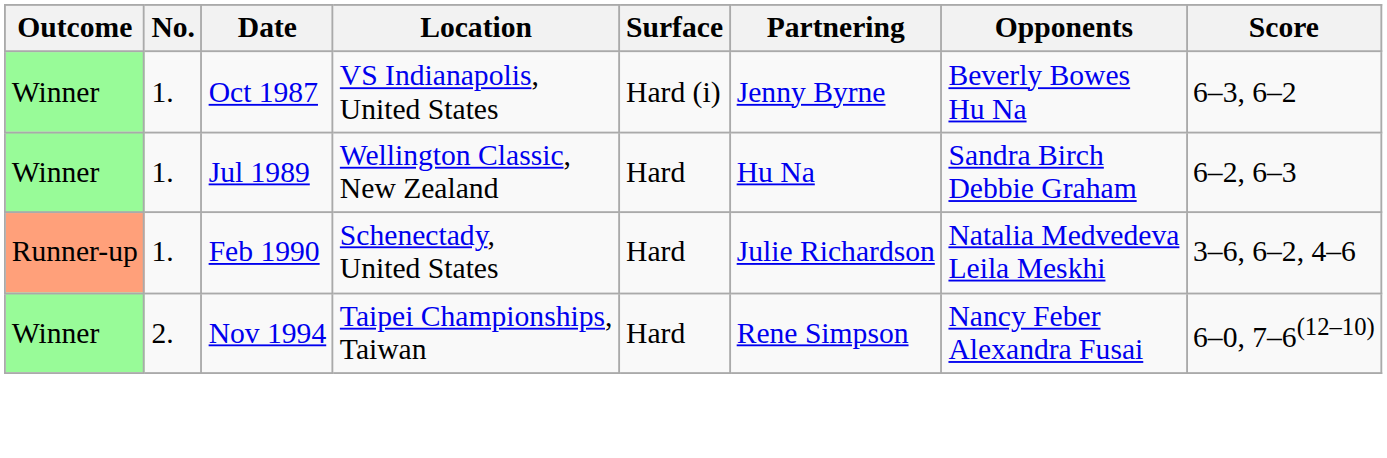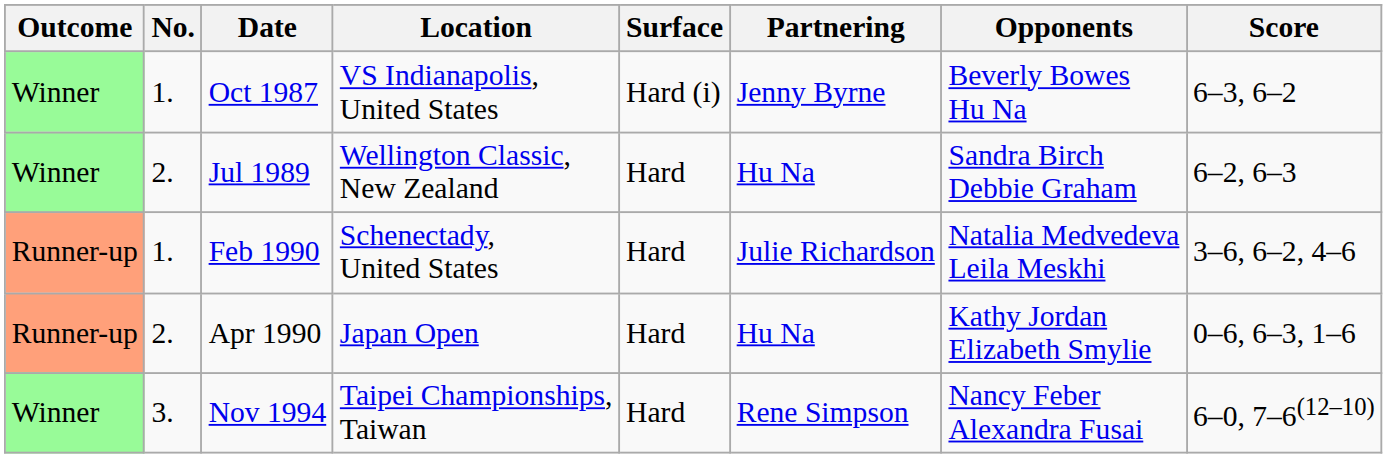(162, 171) 1. -> (162, 171) 2.
+ row: (265, 332)
(162, 332) 2. -> (162, 412) 3.
